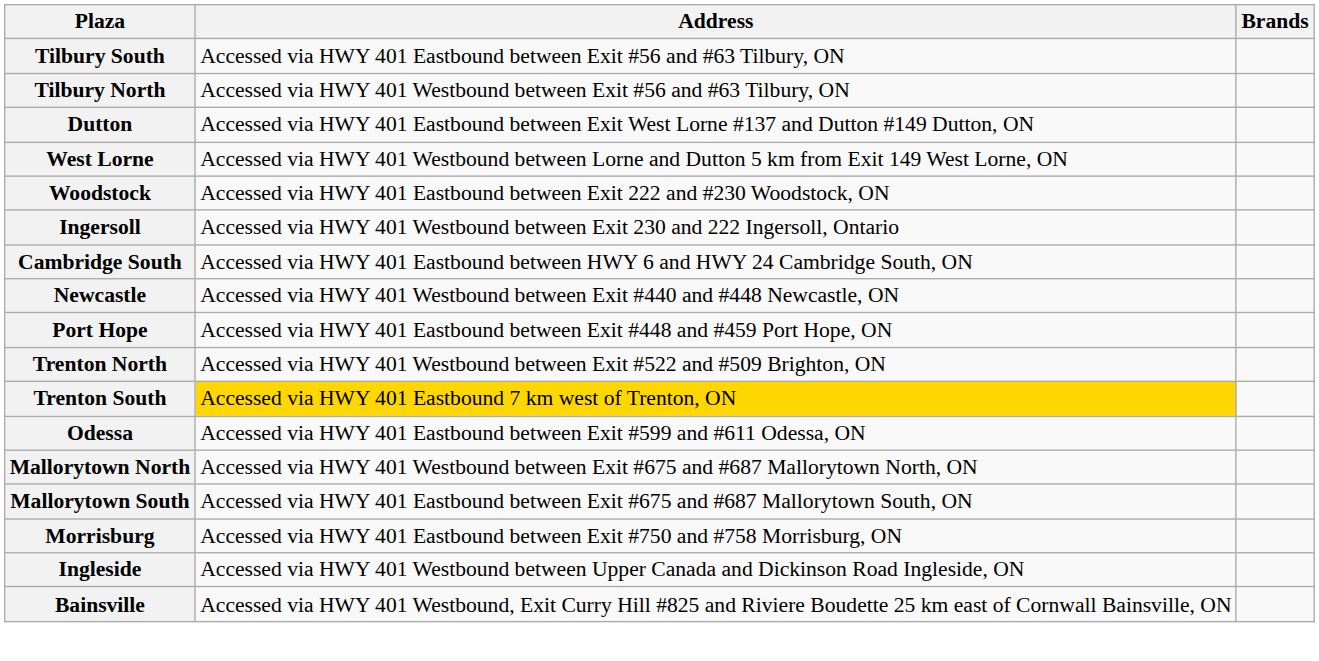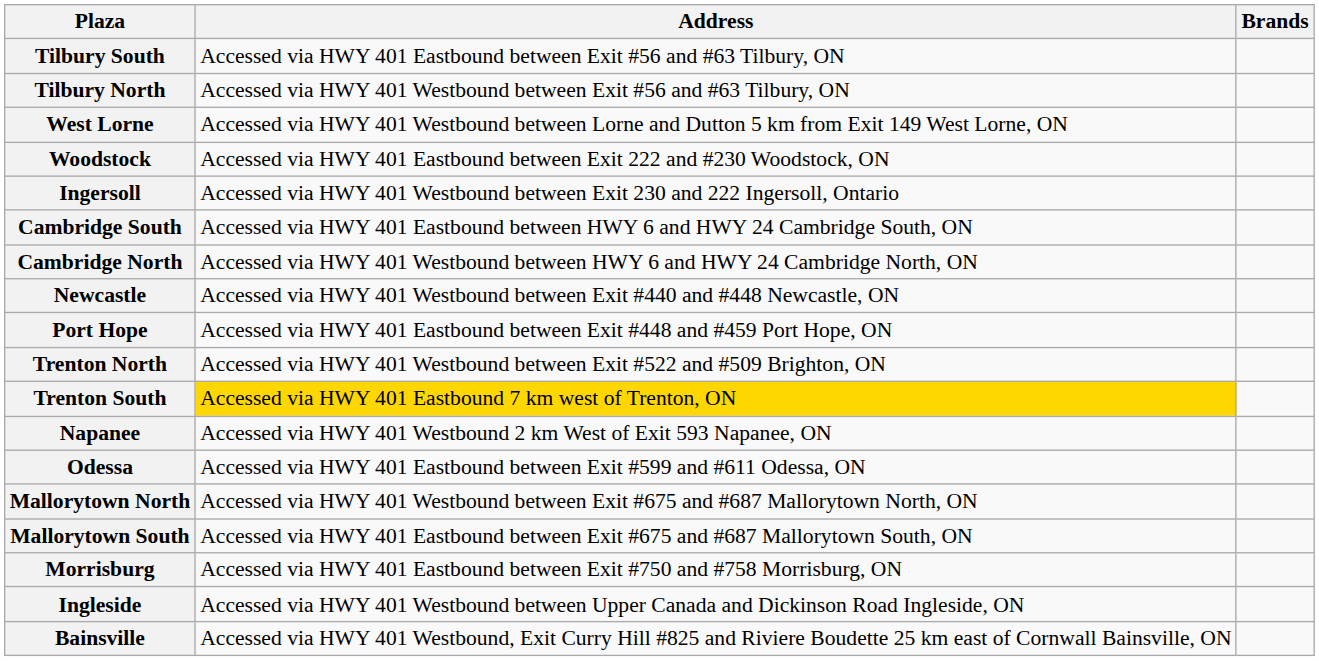- row: (100, 124)
+ row: (100, 261)
+ row: (100, 432)
